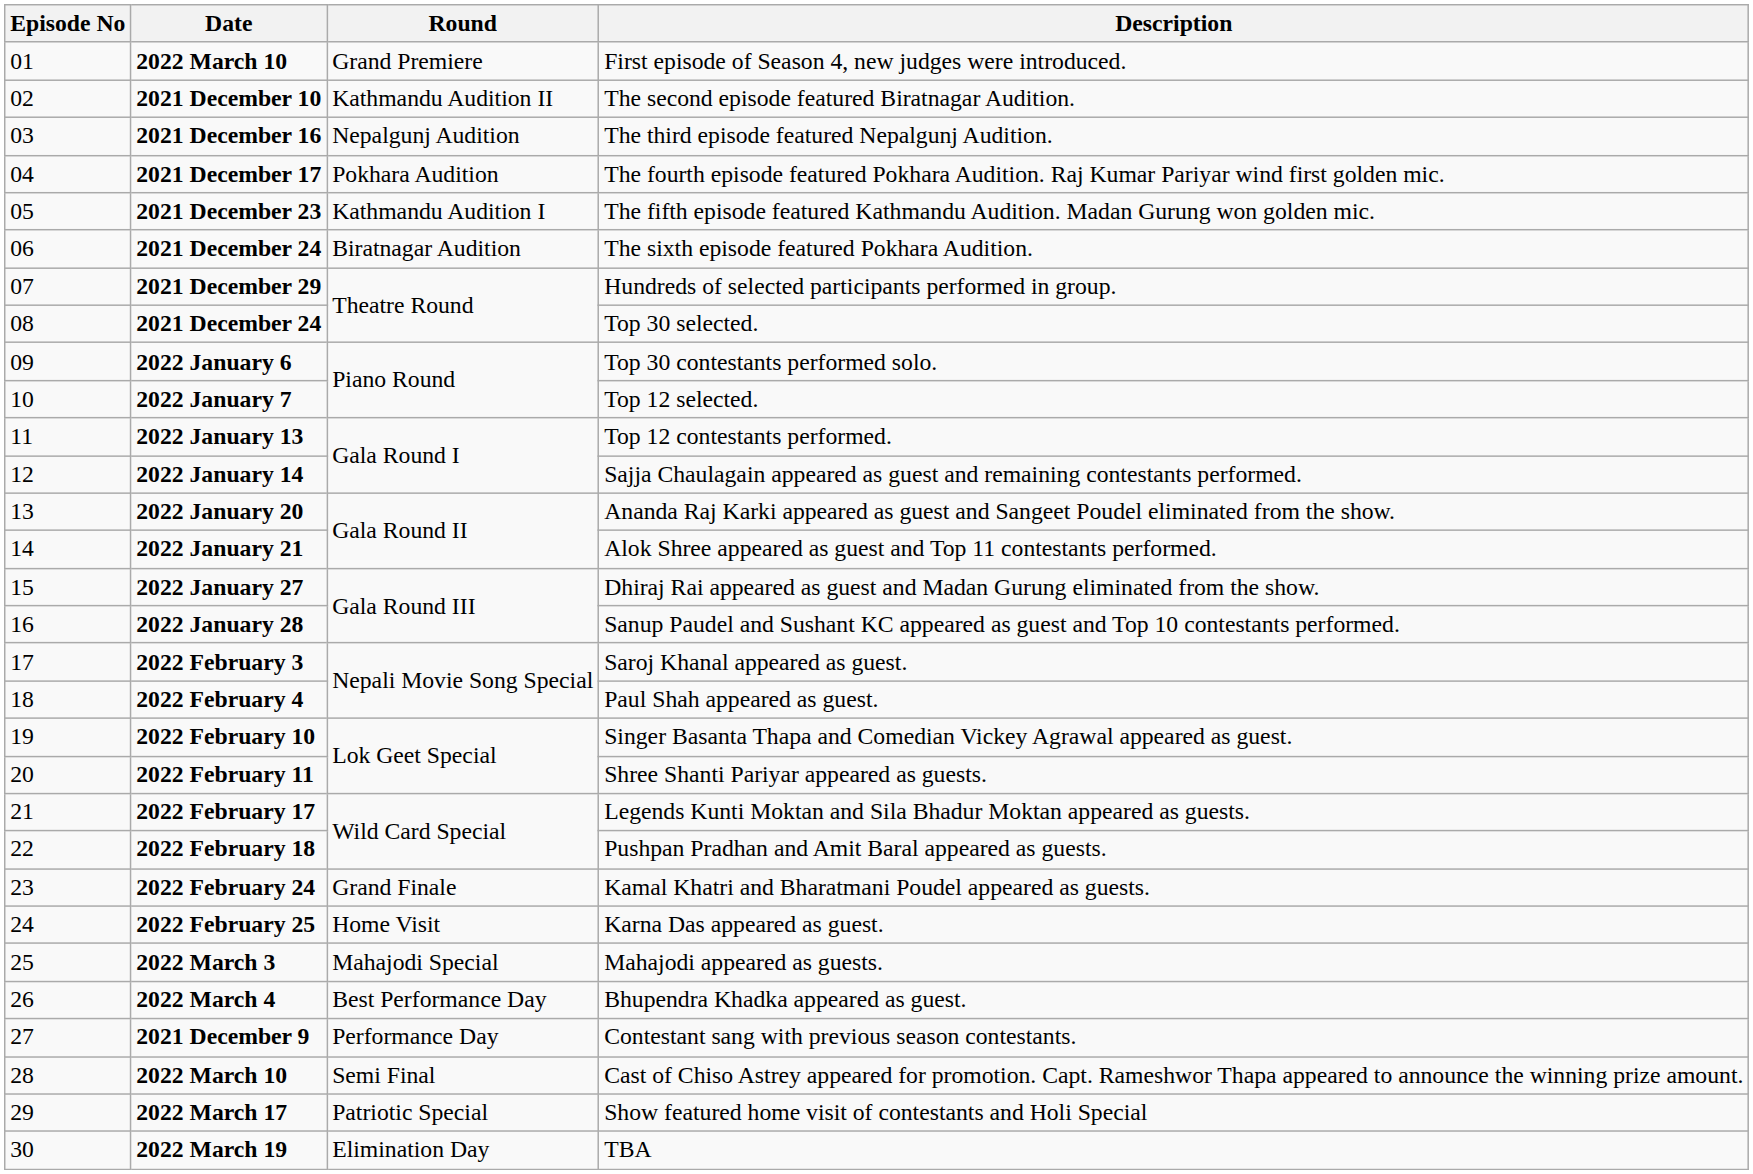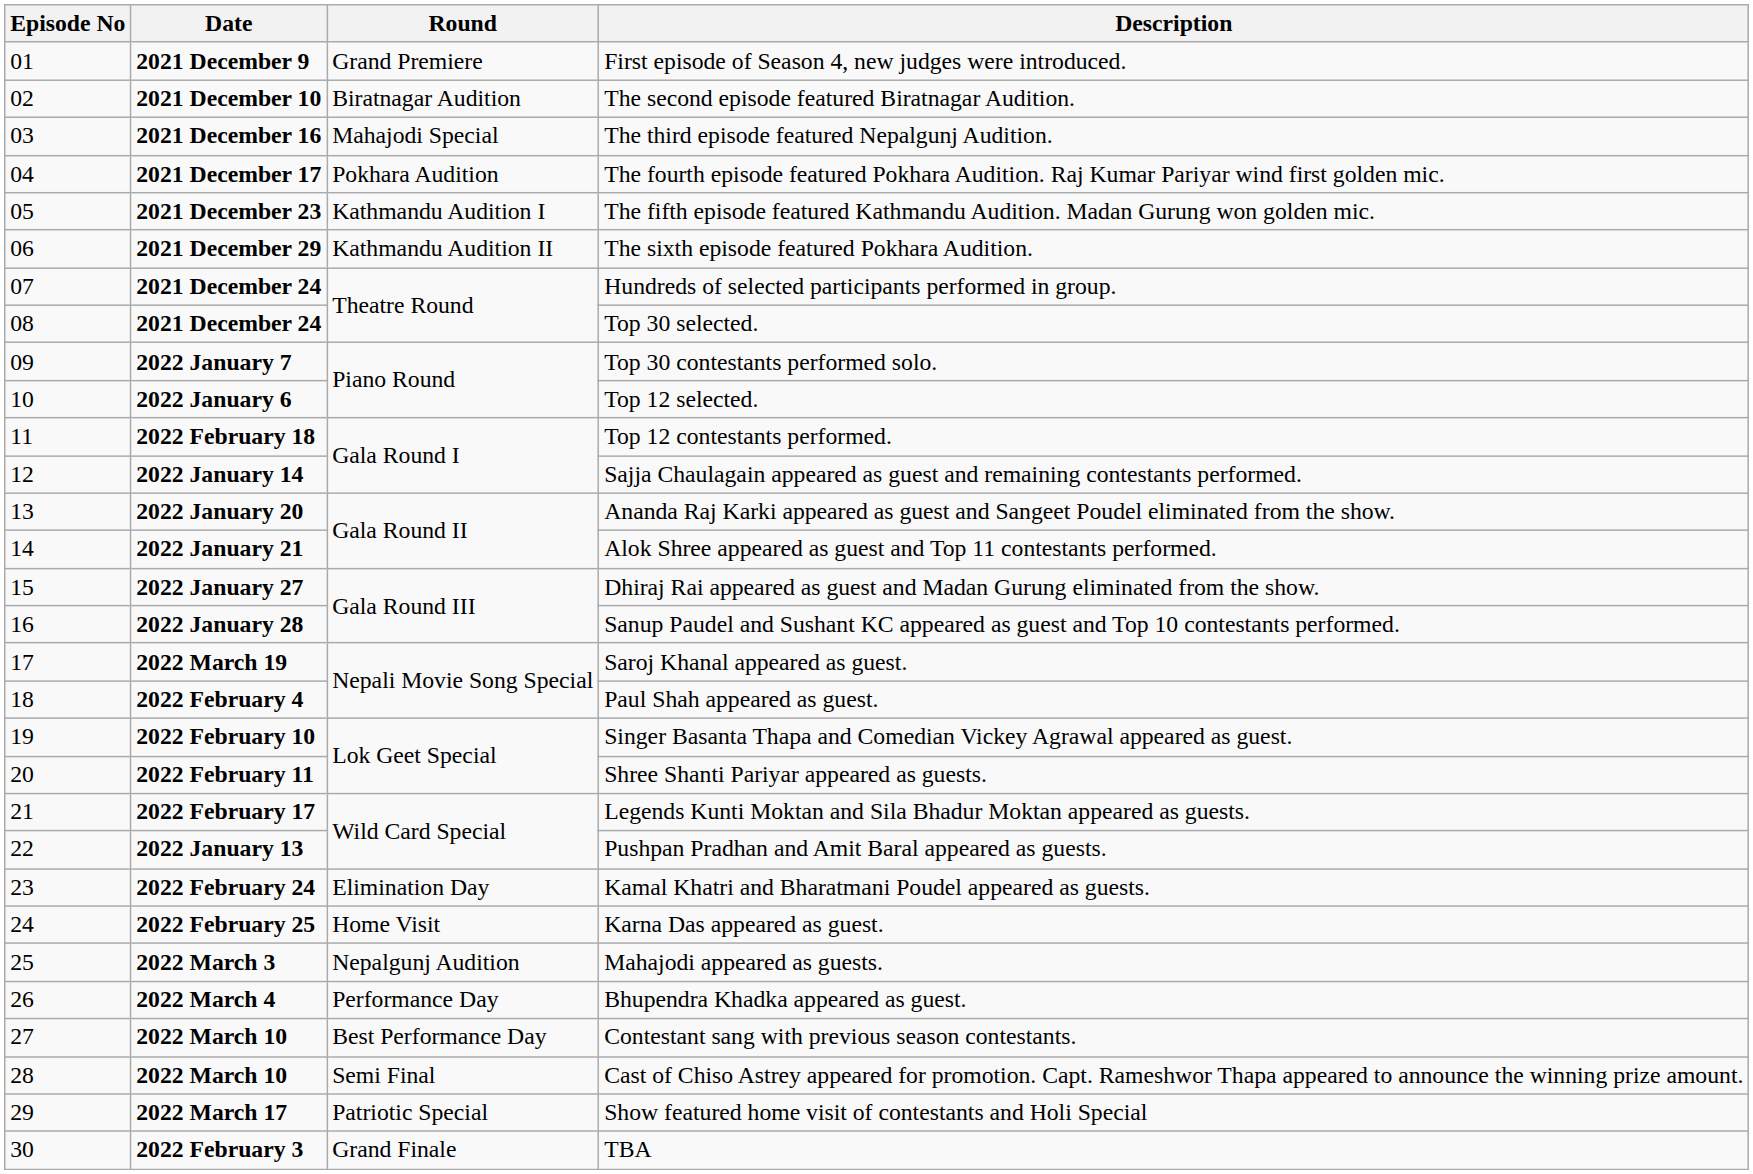(212, 60) 2022 March 10 -> (223, 60) 2021 December 9
(443, 98) Kathmandu Audition II -> (427, 98) Biratnagar Audition
(426, 135) Nepalgunj Audition -> (415, 135) Mahajodi Special
(229, 248) 2021 December 24 -> (229, 248) 2021 December 29
(427, 248) Biratnagar Audition -> (443, 248) Kathmandu Audition II
(229, 286) 2021 December 29 -> (229, 286) 2021 December 24
(214, 361) 2022 January 6 -> (214, 361) 2022 January 7
(214, 398) 2022 January 7 -> (214, 398) 2022 January 6
(220, 436) 2022 January 13 -> (226, 436) 2022 February 18
(220, 661) 2022 February 3 -> (212, 661) 2022 March 19
(226, 849) 2022 February 18 -> (220, 849) 2022 January 13
(394, 887) Grand Finale -> (411, 887) Elimination Day
(415, 962) Mahajodi Special -> (426, 962) Nepalgunj Audition
(439, 999) Best Performance Day -> (415, 999) Performance Day
(223, 1037) 2021 December 9 -> (212, 1037) 2022 March 10
(415, 1037) Performance Day -> (439, 1037) Best Performance Day
(212, 1149) 2022 March 19 -> (220, 1149) 2022 February 3
(411, 1149) Elimination Day -> (394, 1149) Grand Finale
